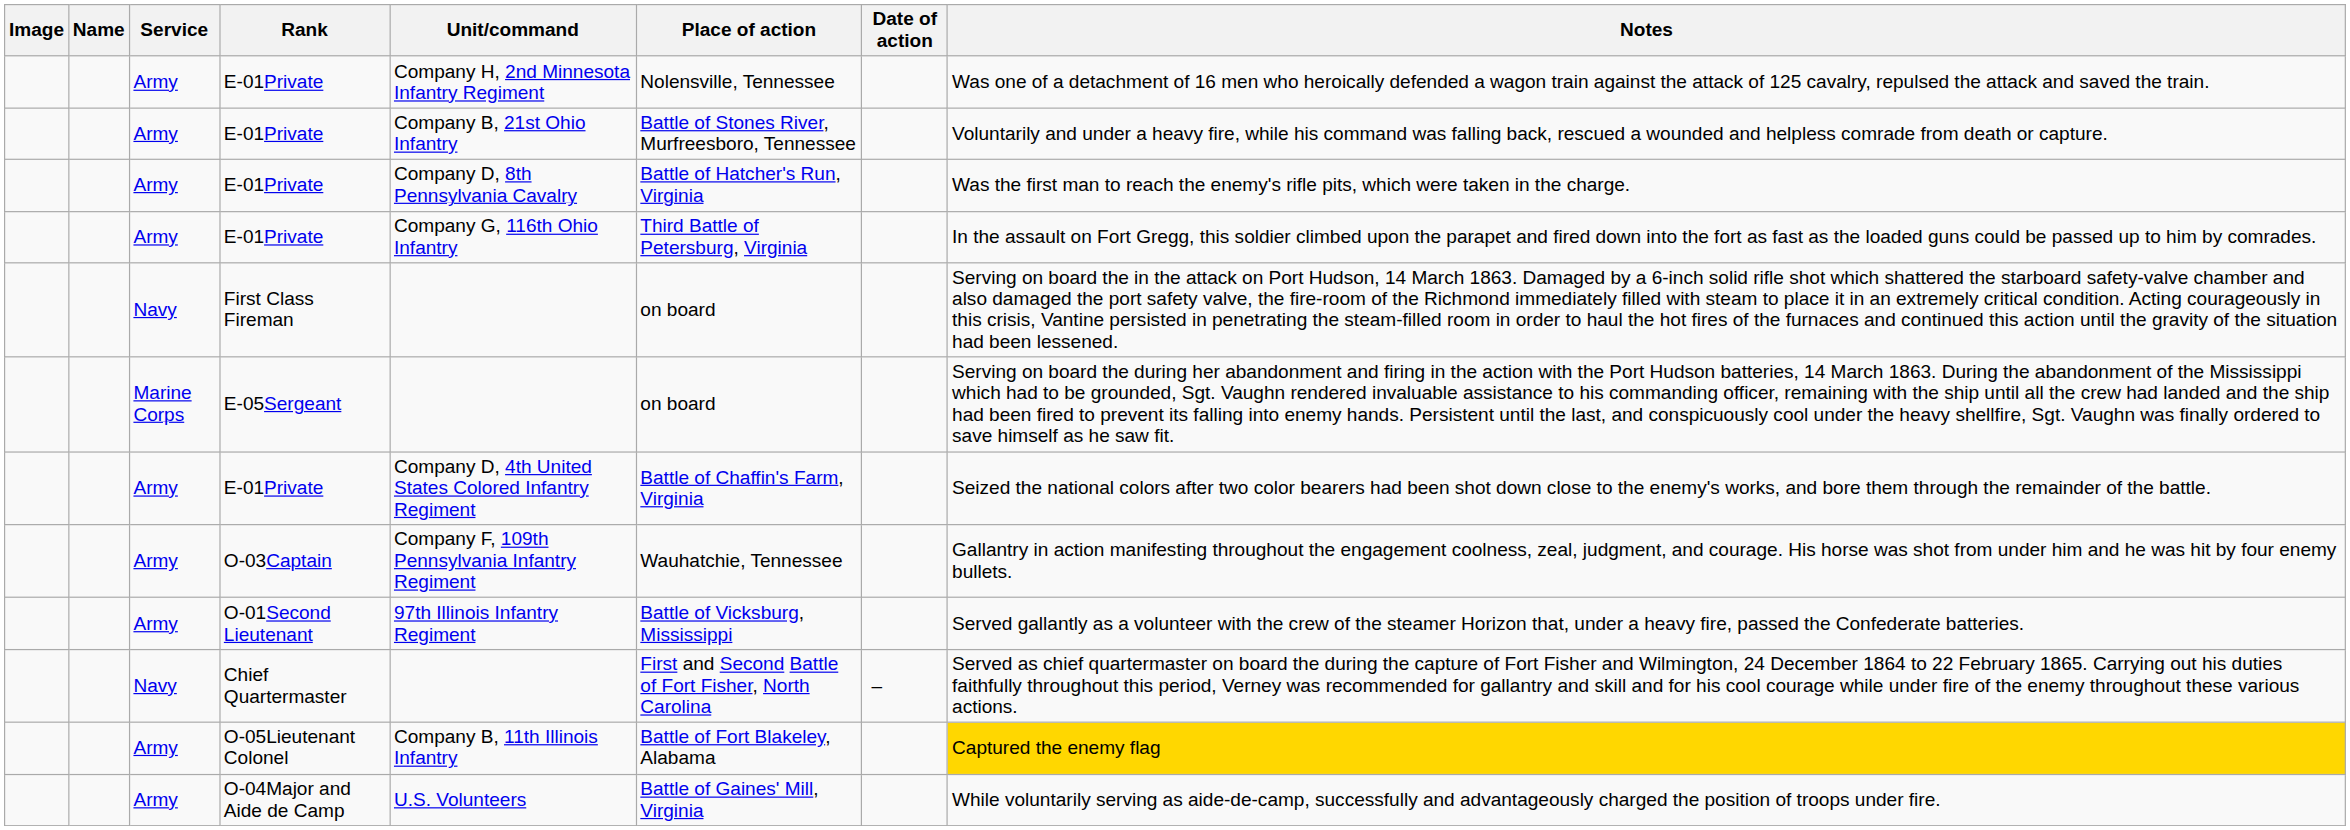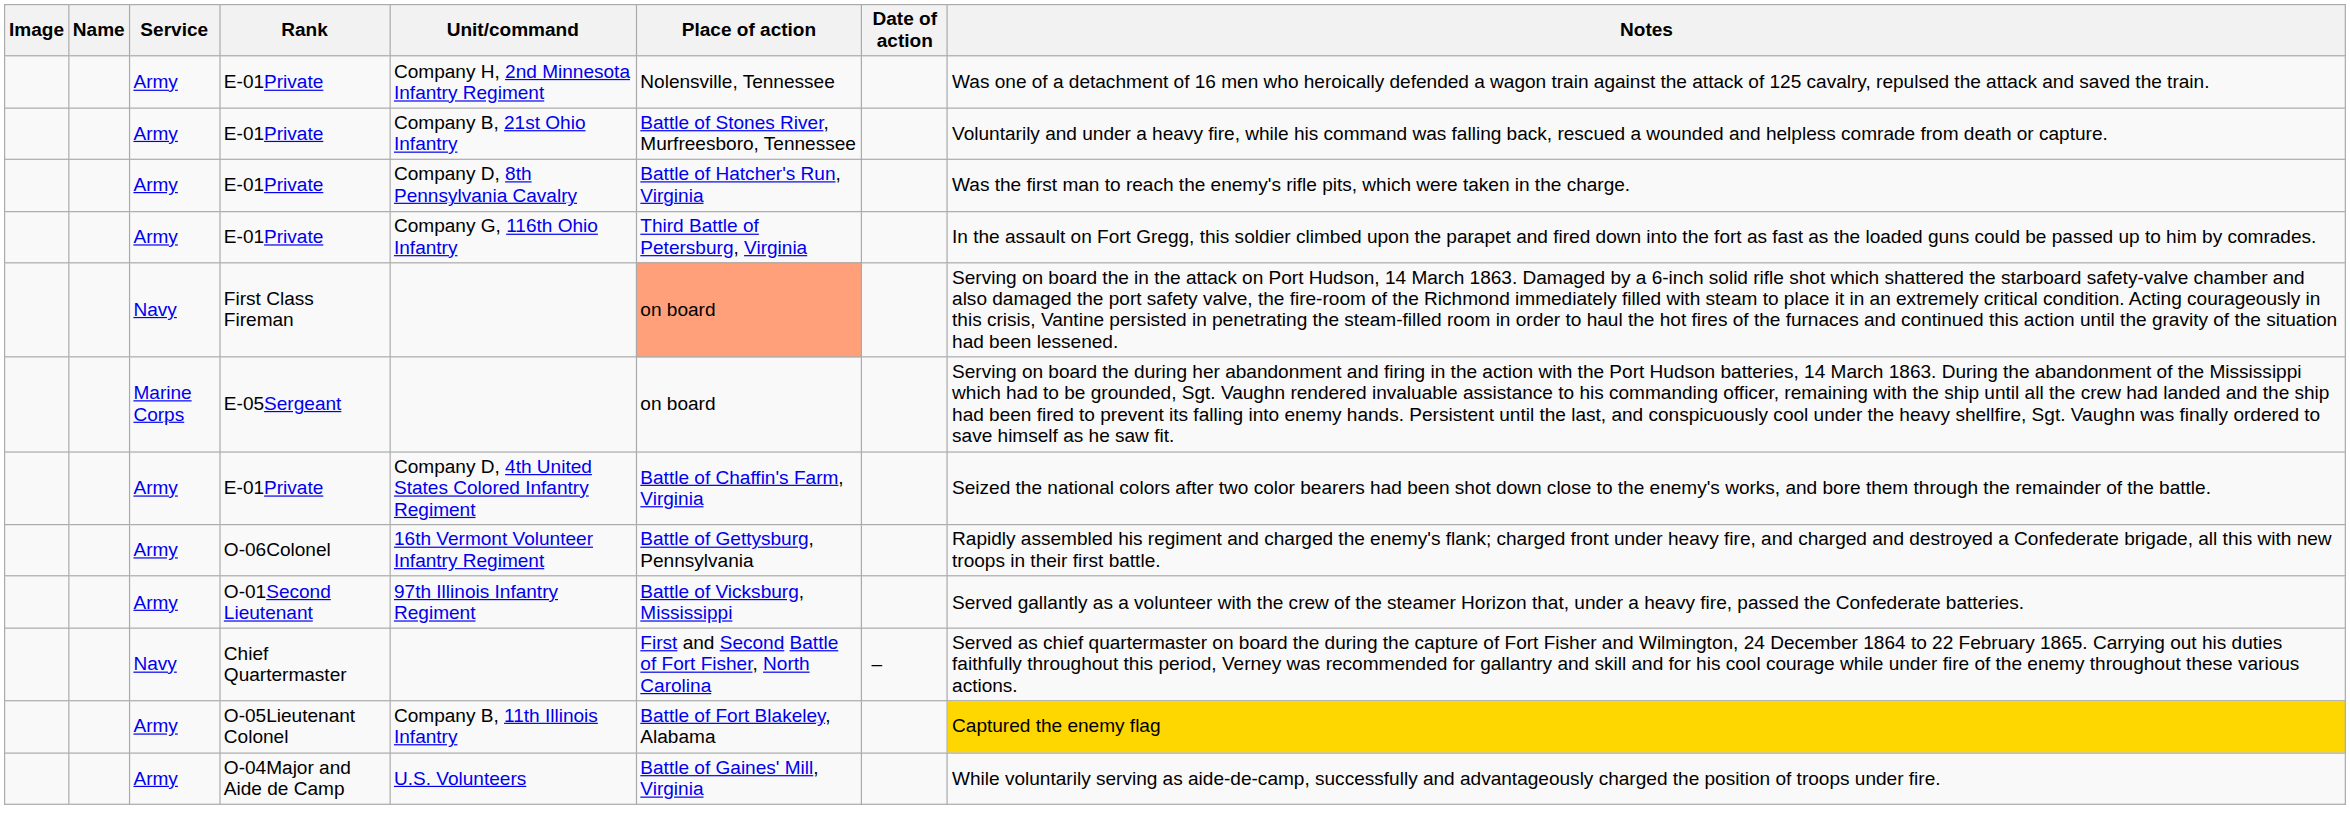(678, 309) no background -> (678, 309) lightsalmon background
- row: (156, 561)
+ row: (156, 550)
